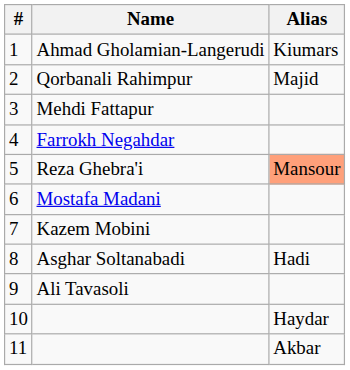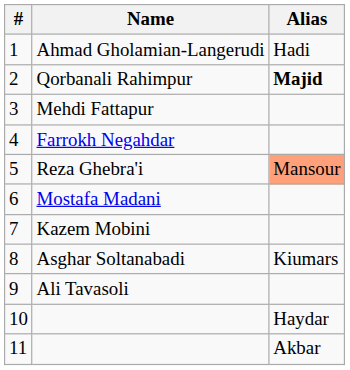(306, 49) Kiumars -> (292, 49) Hadi
(296, 79) normal -> (298, 79) bold
(292, 259) Hadi -> (306, 259) Kiumars
